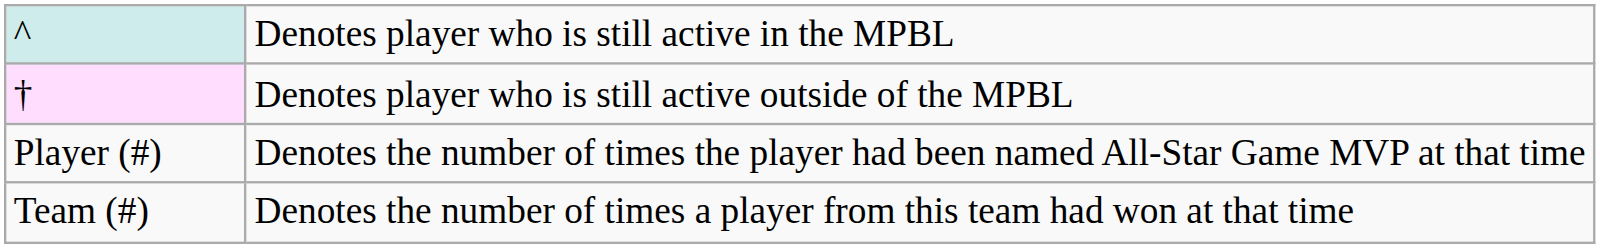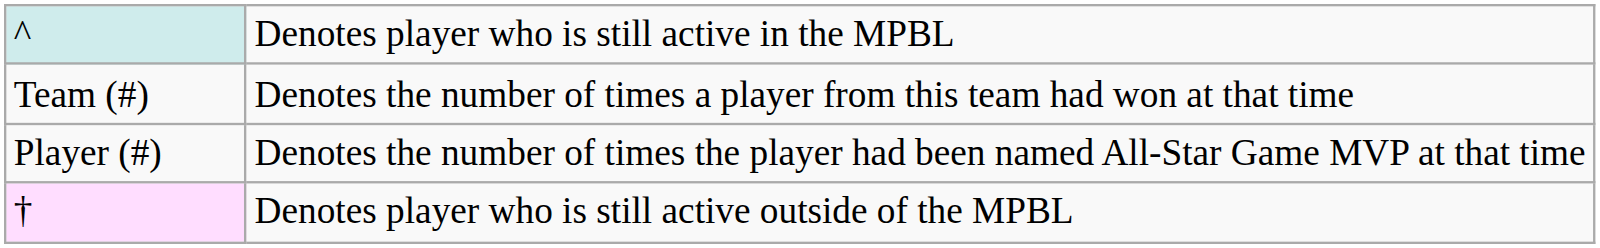rows swapped: (23, 93) <-> (81, 211)
